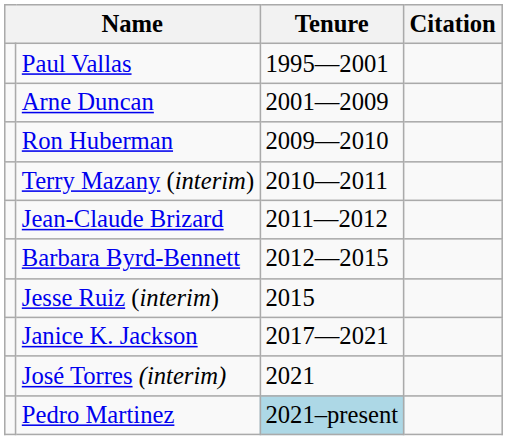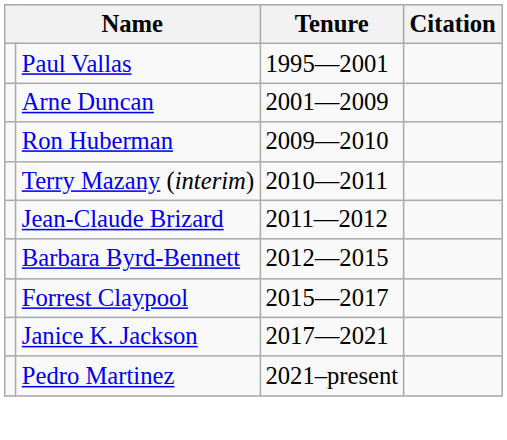- row: (120, 297)
+ row: (105, 297)
- row: (124, 375)
(332, 414) lightblue background -> (332, 375) no background
